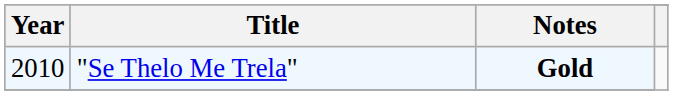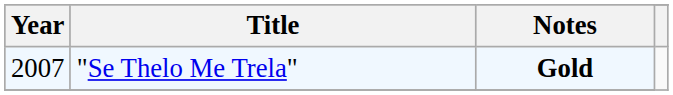(38, 68) 2010 -> (38, 68) 2007
